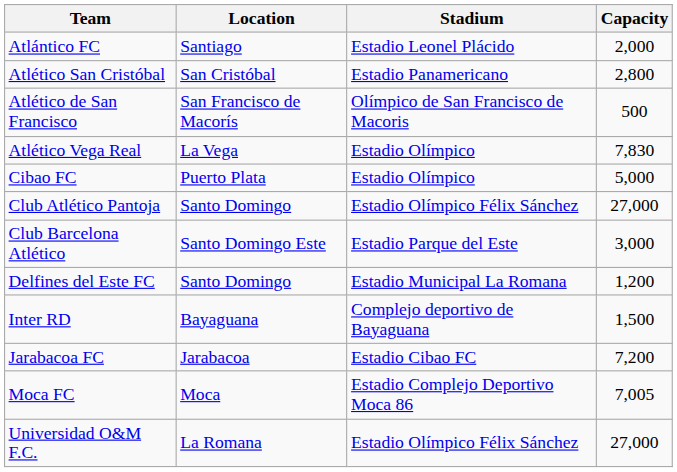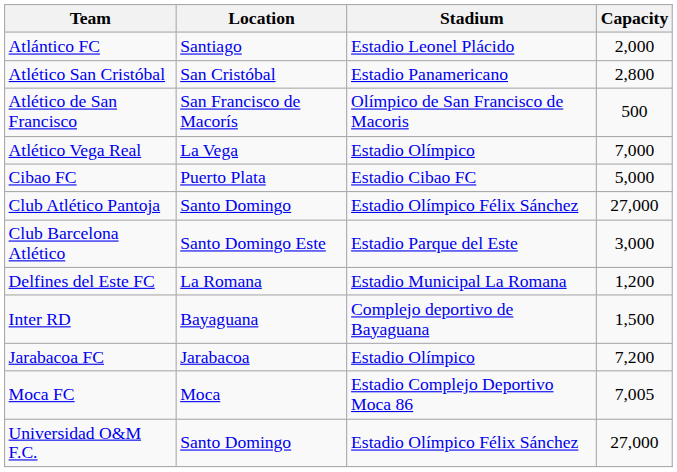(634, 149) 7,830 -> (634, 149) 7,000
(413, 177) Estadio Olímpico -> (414, 177) Estadio Cibao FC
(236, 281) Santo Domingo -> (221, 281) La Romana
(414, 356) Estadio Cibao FC -> (413, 356) Estadio Olímpico
(221, 442) La Romana -> (236, 442) Santo Domingo
